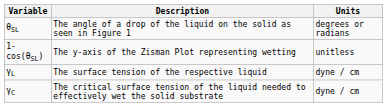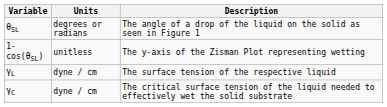columns swapped: (182, 11) <-> (348, 11)
